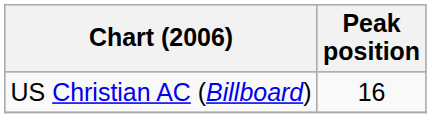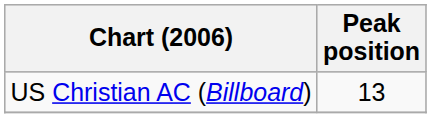(372, 91) 16 -> (372, 91) 13
